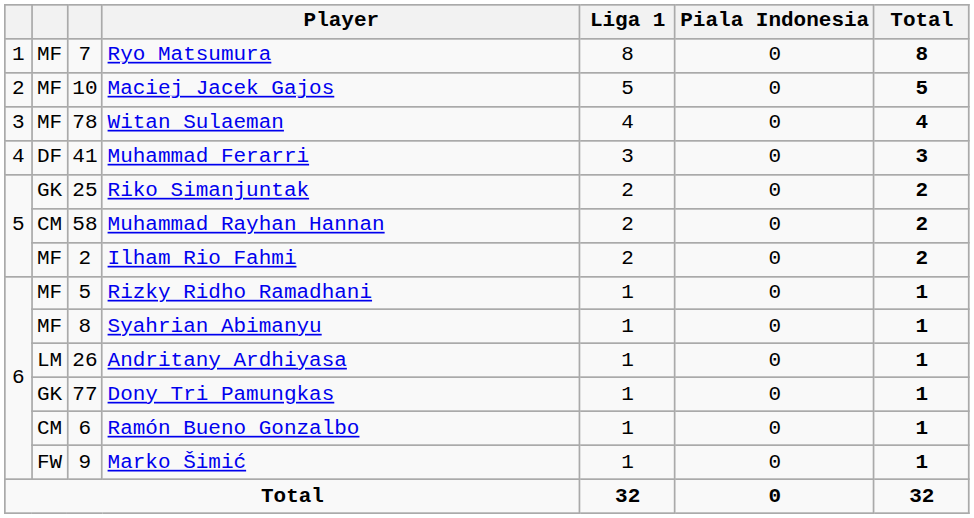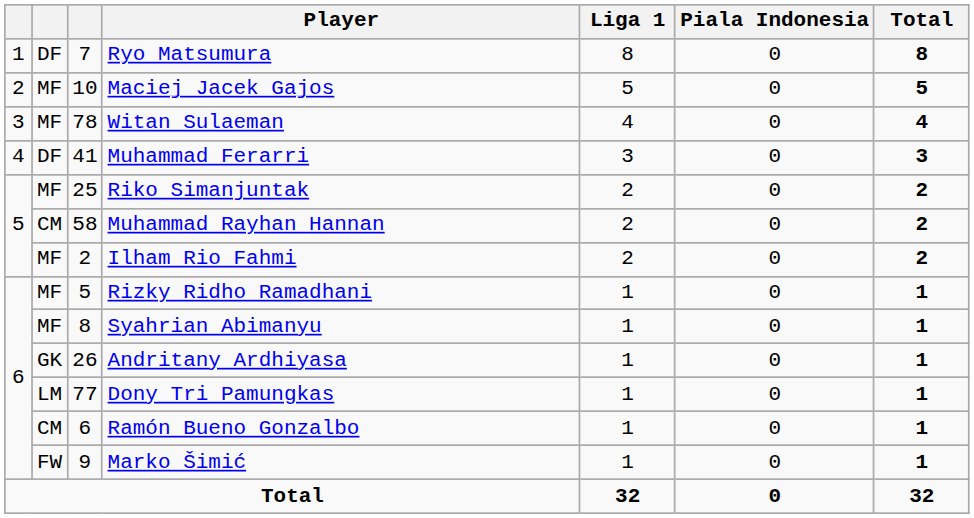(50, 56) MF -> (50, 56) DF
(50, 192) GK -> (50, 192) MF
(50, 361) LM -> (50, 361) GK
(50, 395) GK -> (50, 395) LM
